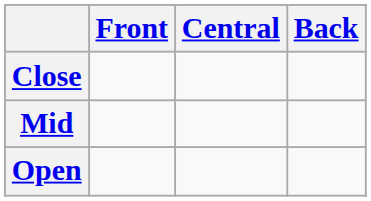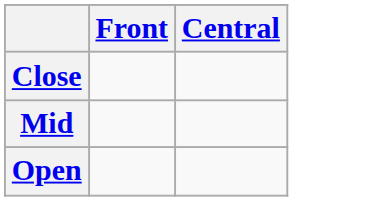- column: (326, 28)
